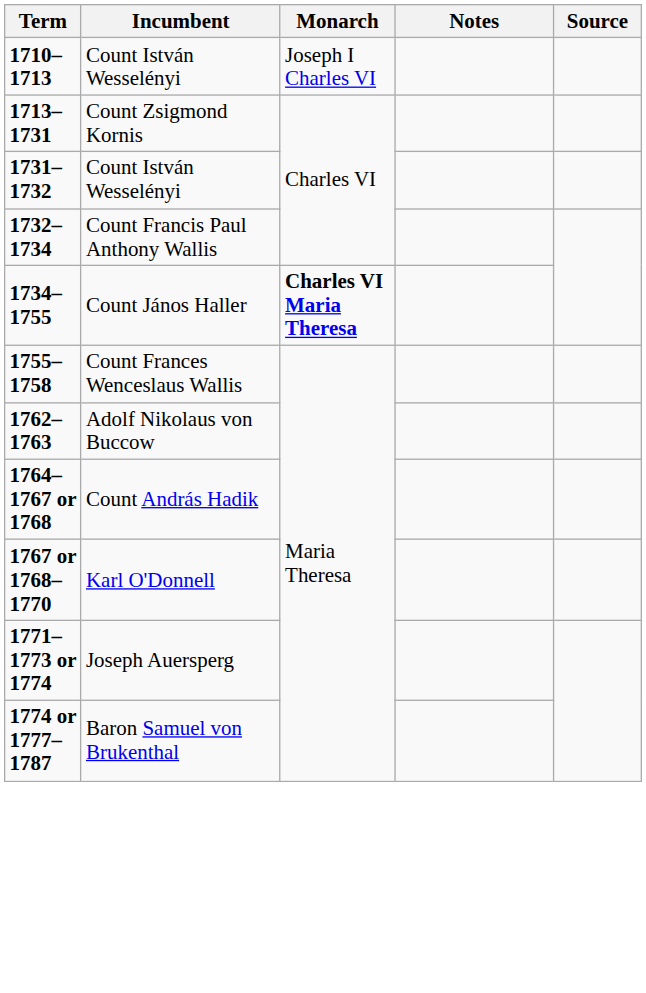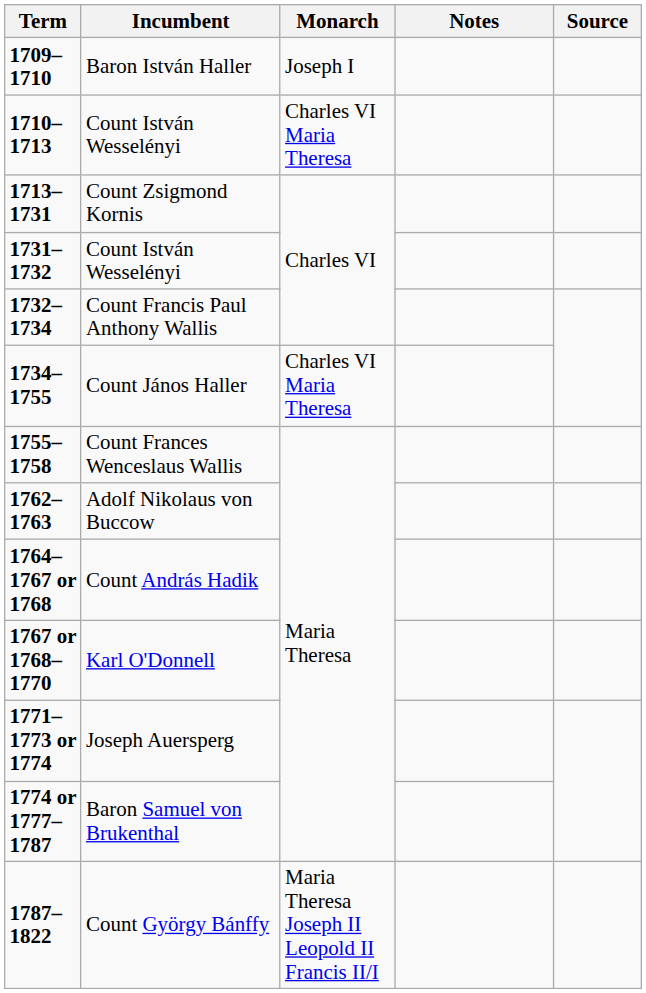+ row: (36, 66)
(331, 66) Joseph I Charles VI -> (331, 134) Charles VI Maria Theresa
(334, 305) bold -> (331, 385) normal
+ row: (36, 924)
